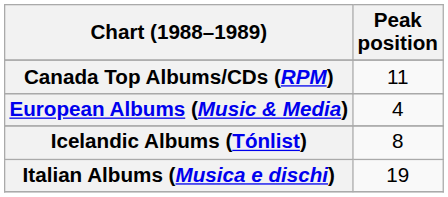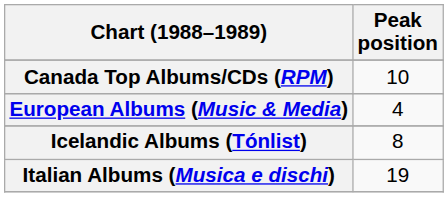(398, 76) 11 -> (398, 76) 10
